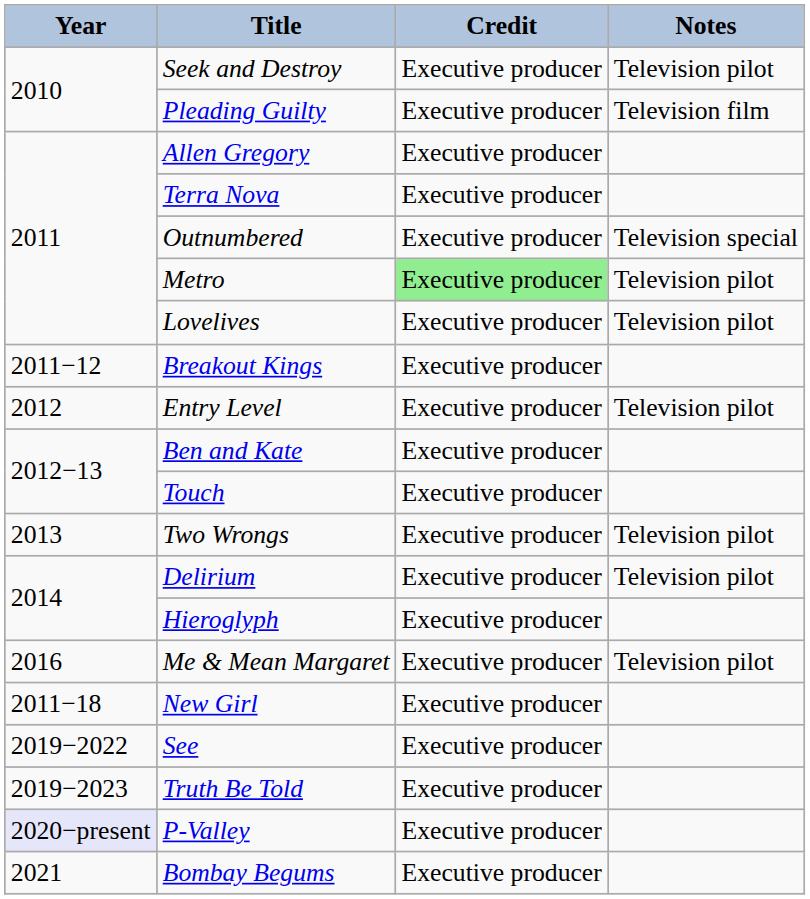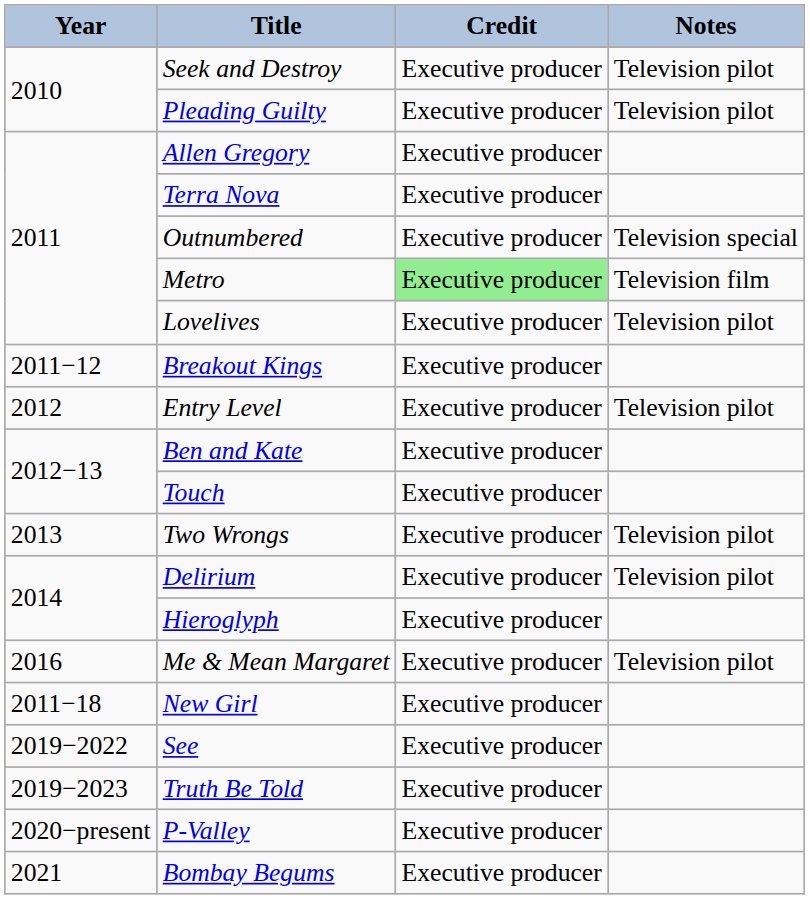(692, 110) Television film -> (694, 110) Television pilot
(694, 279) Television pilot -> (692, 279) Television film
(81, 830) lavender background -> (81, 830) no background
